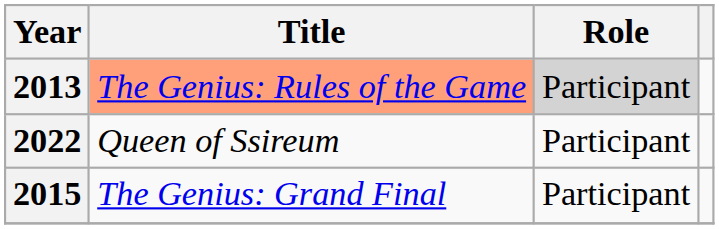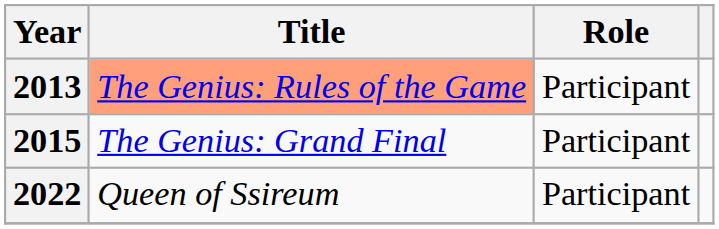(616, 85) lightgrey background -> (616, 85) no background
rows swapped: (47, 194) <-> (47, 140)
